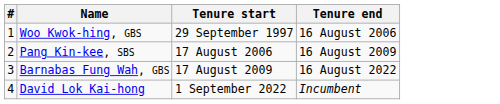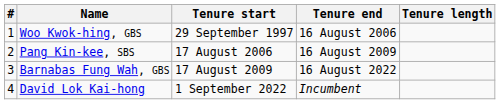+ column: (447, 14)
